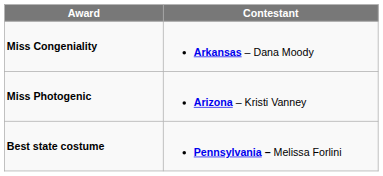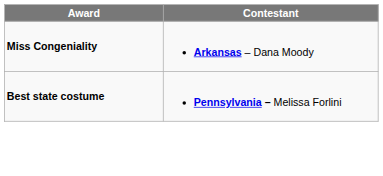- row: (49, 96)
